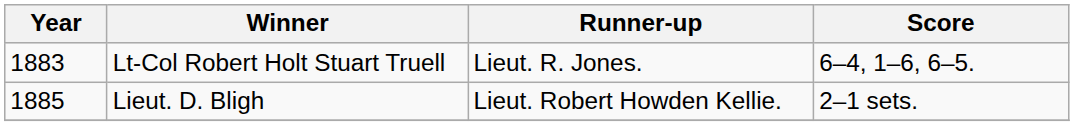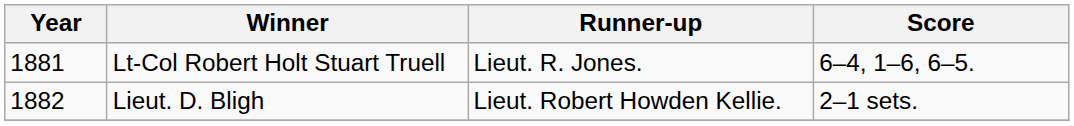(37, 62) 1883 -> (37, 62) 1881
(37, 100) 1885 -> (37, 100) 1882
